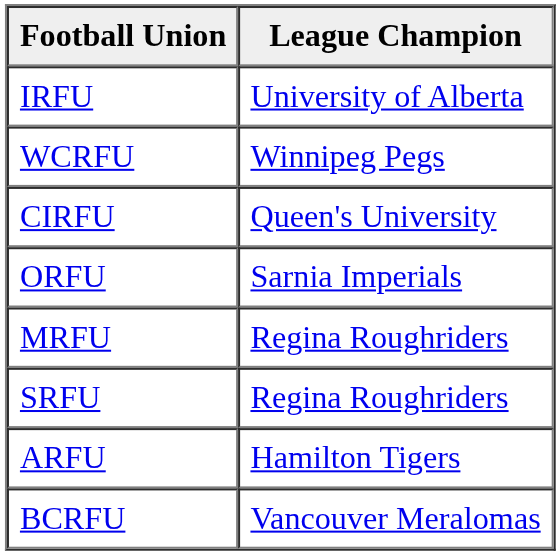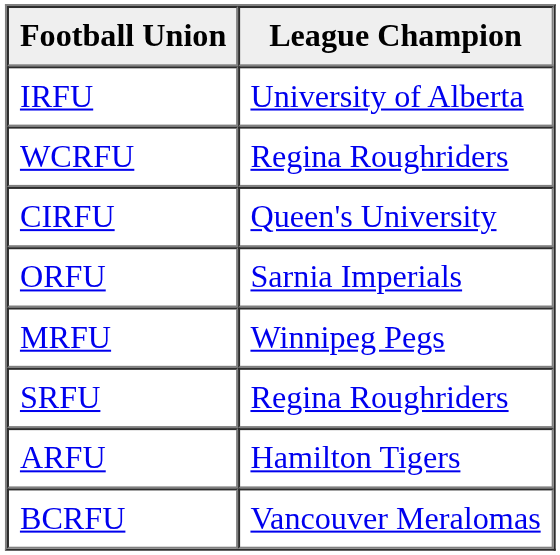(348, 156) Winnipeg Pegs -> (380, 156) Regina Roughriders
(380, 337) Regina Roughriders -> (348, 337) Winnipeg Pegs
